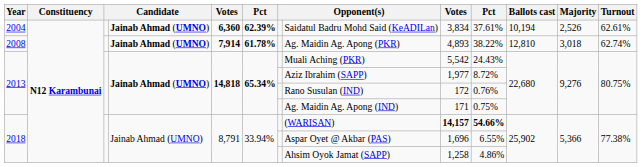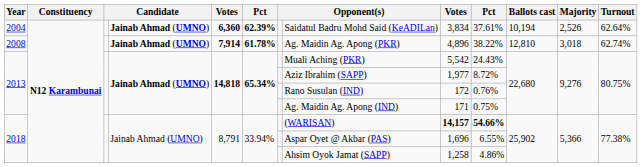(616, 28) 62.61% -> (616, 28) 62.64%
(458, 43) 4,893 -> (458, 43) 4,896
